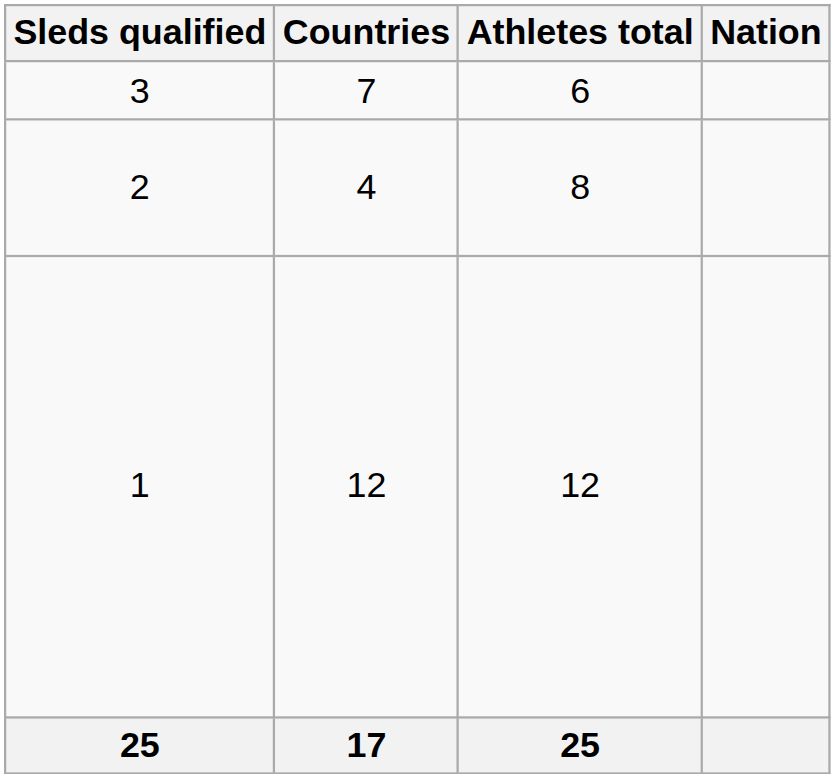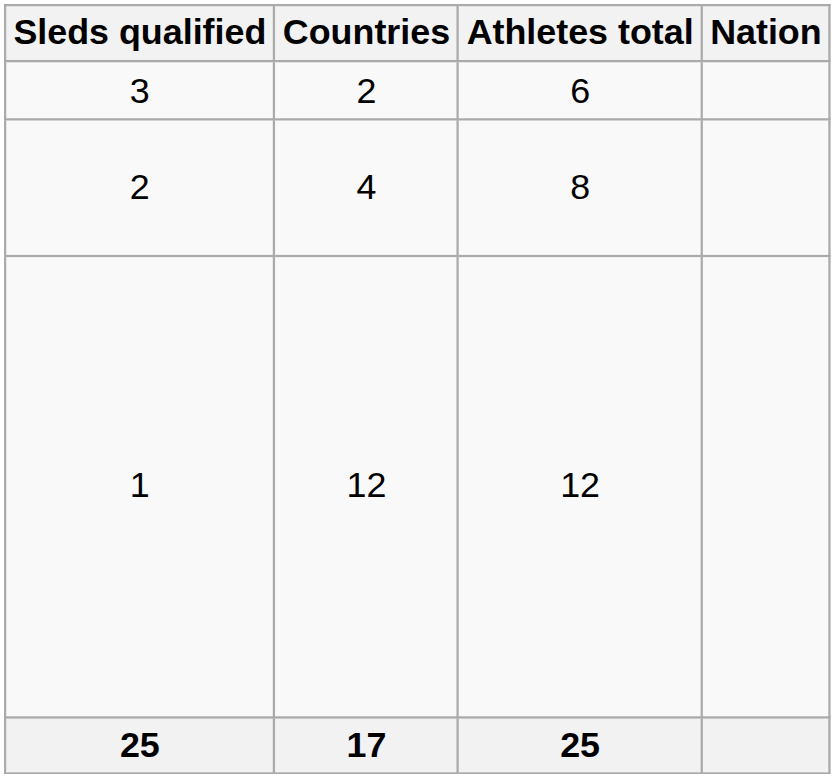(366, 89) 7 -> (366, 89) 2
